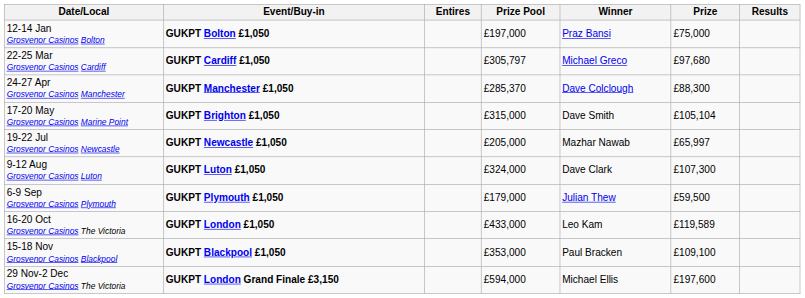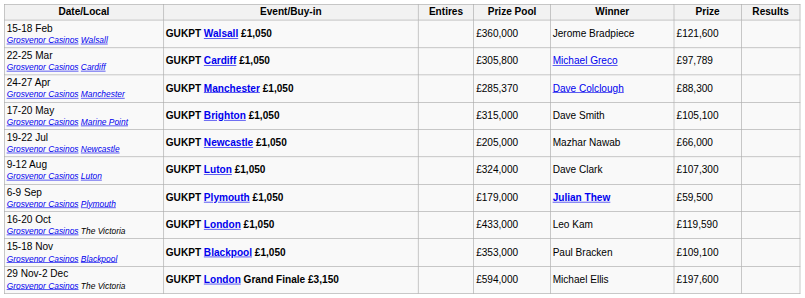- row: (56, 34)
+ row: (57, 34)
(505, 61) £305,797 -> (497, 61) £305,800
(692, 61) £97,680 -> (695, 61) £97,789
(694, 116) £105,104 -> (698, 116) £105,100
(692, 143) £65,997 -> (695, 143) £66,000
(589, 198) normal -> (581, 198) bold
(694, 225) £119,589 -> (697, 225) £119,590
